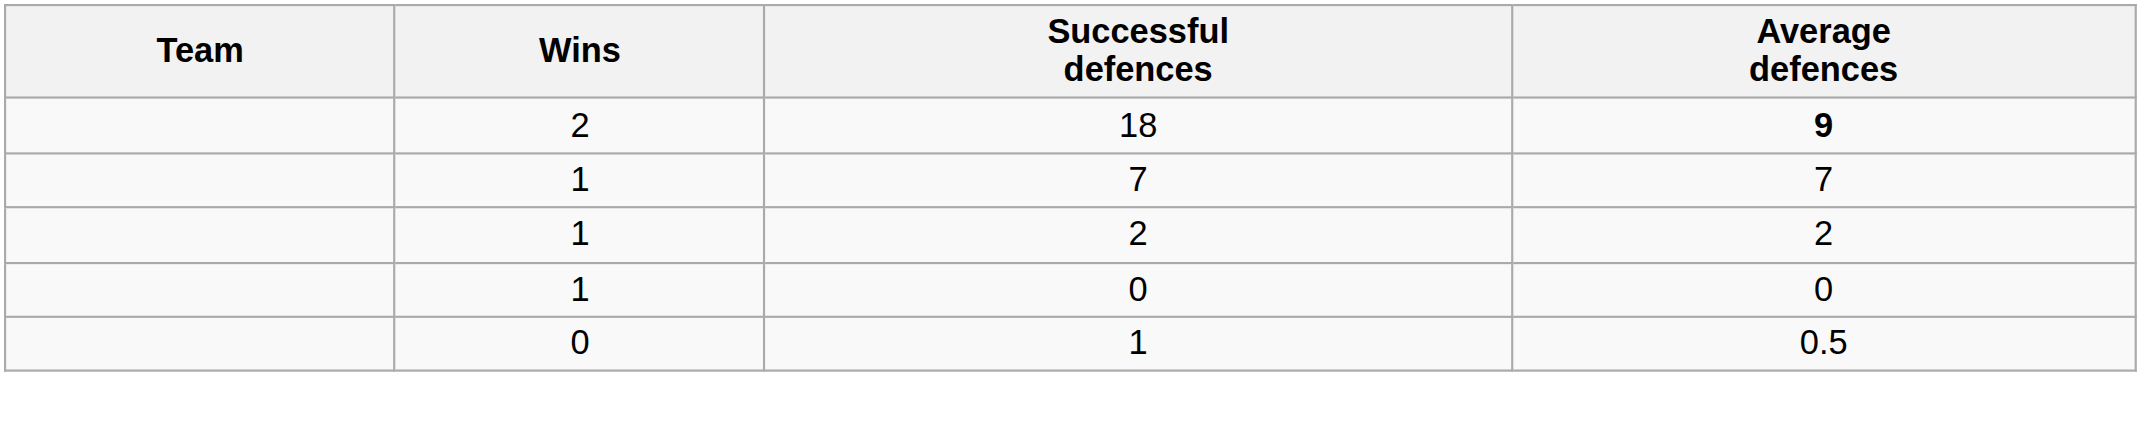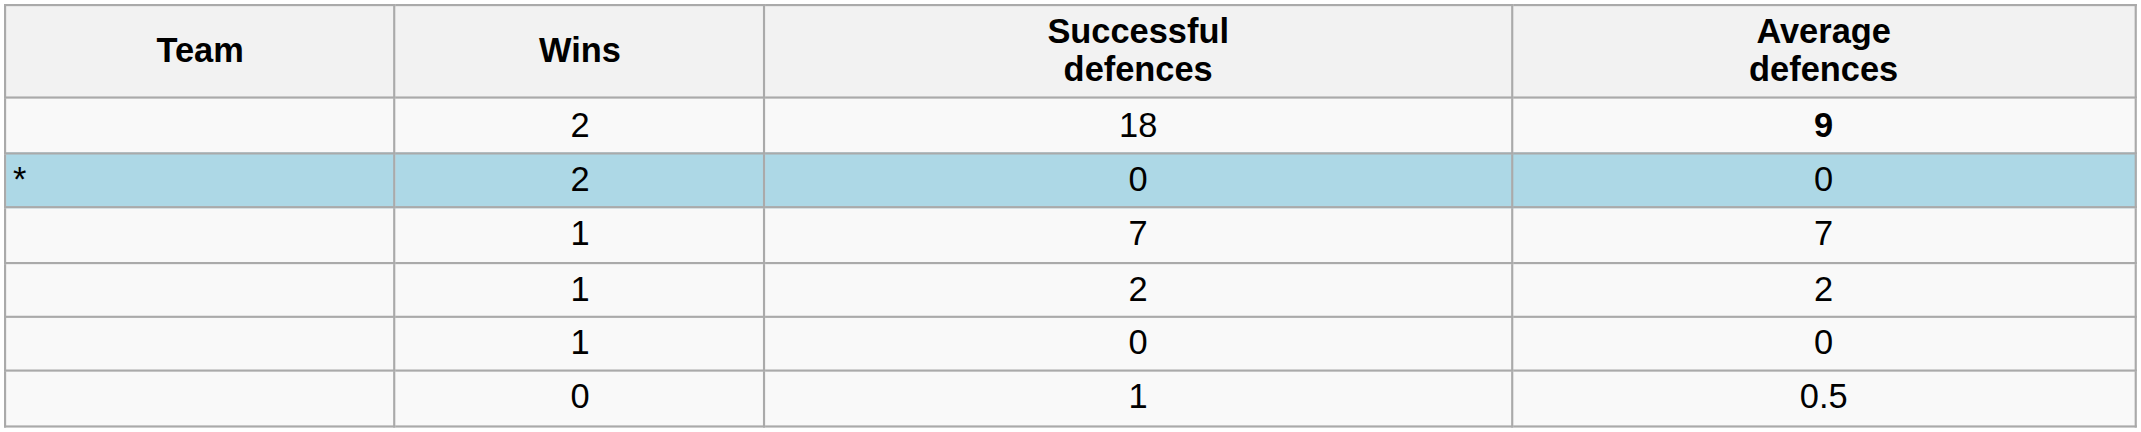+ row: (580, 179)
